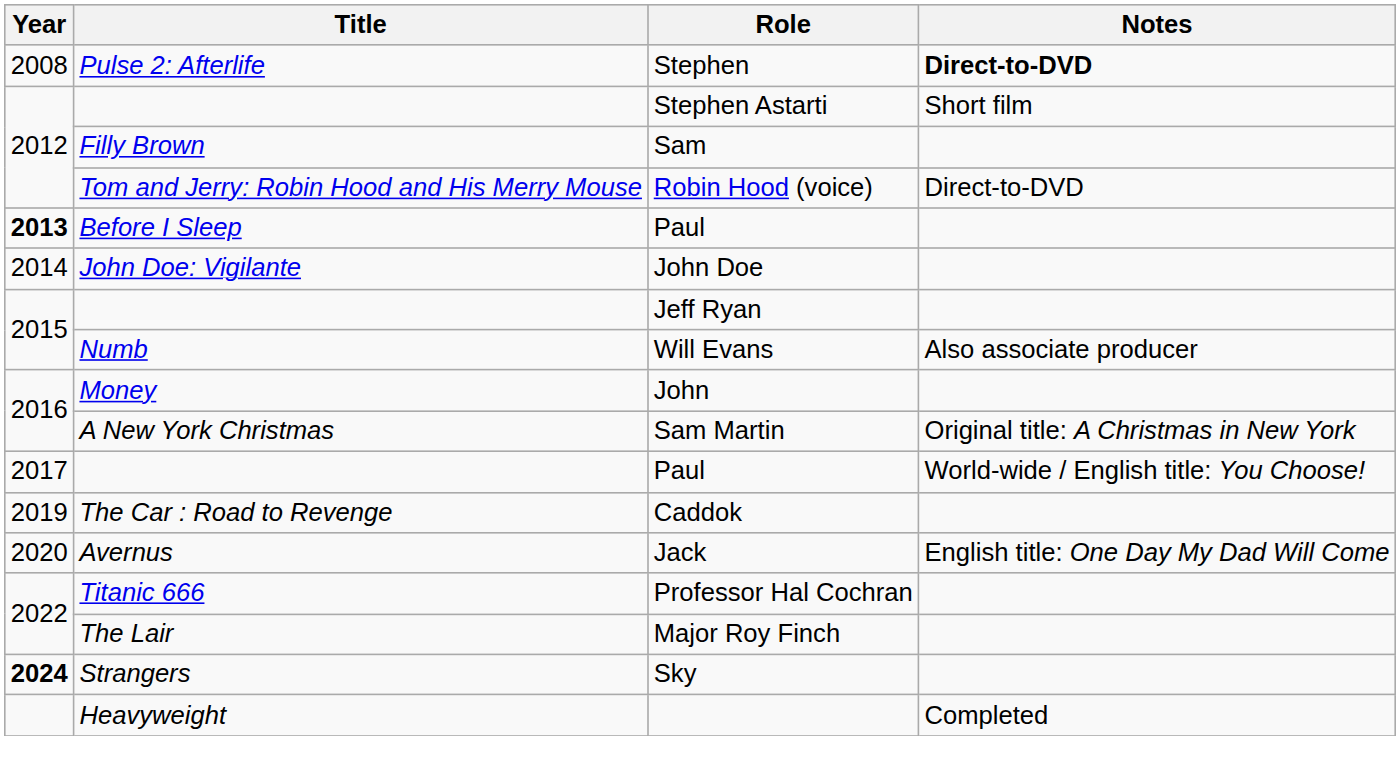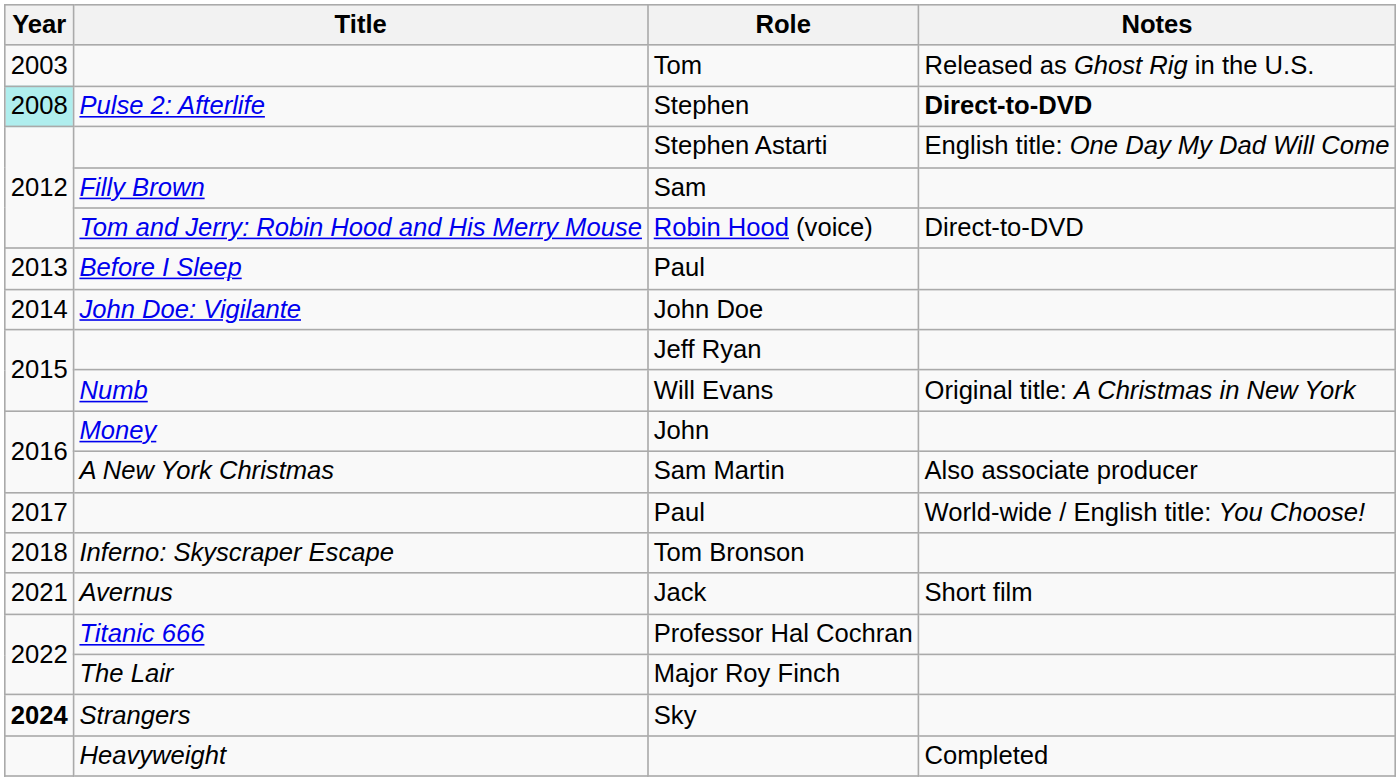+ row: (361, 66)
(39, 65) no background -> (39, 106) paleturquoise background
(979, 106) Short film -> (1157, 146) English title: One Day My Dad Will Come
(39, 227) bold -> (39, 268) normal
(1061, 349) Also associate producer -> (1140, 390) Original title: A Christmas in New York
(1140, 430) Original title: A Christmas in New York -> (1061, 471) Also associate producer
+ row: (237, 552)
- row: (236, 512)
(39, 552) 2020 -> (39, 593) 2021
(1157, 552) English title: One Day My Dad Will Come -> (979, 593) Short film
